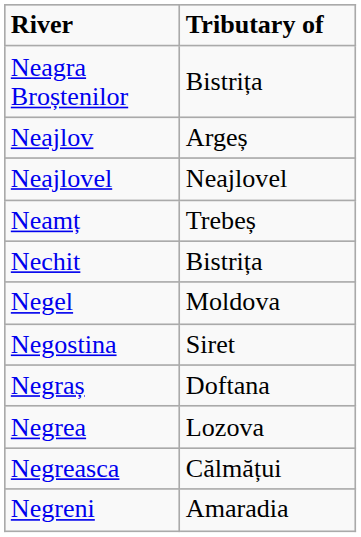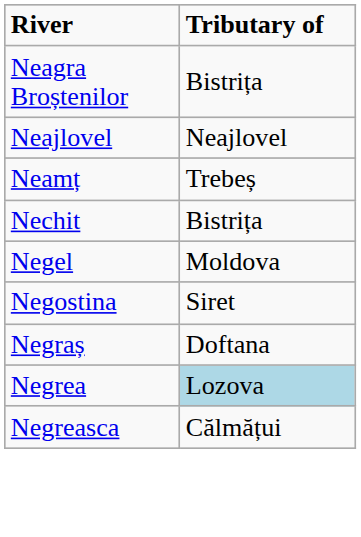- row: (52, 137)
(225, 426) no background -> (225, 385) lightblue background
- row: (53, 509)
